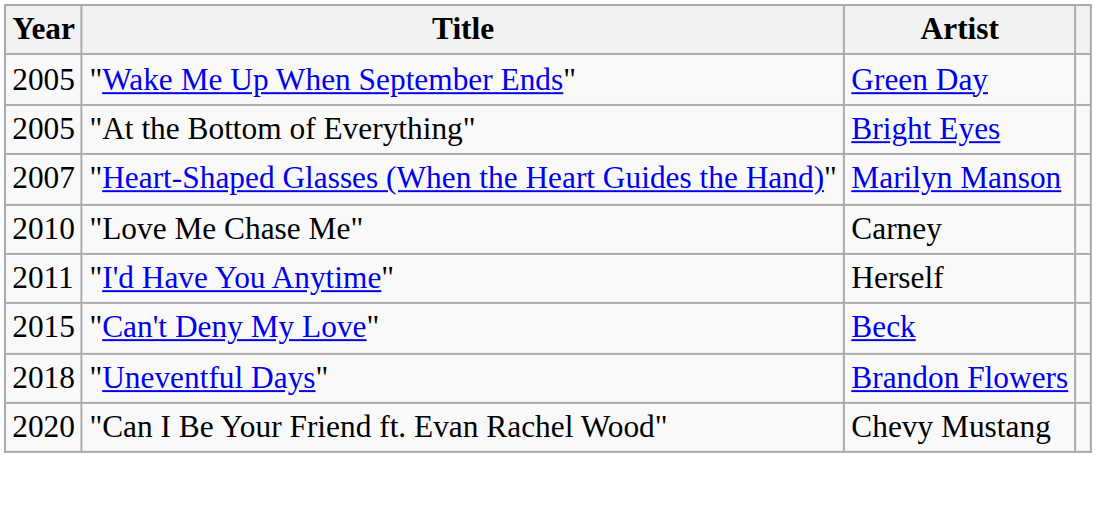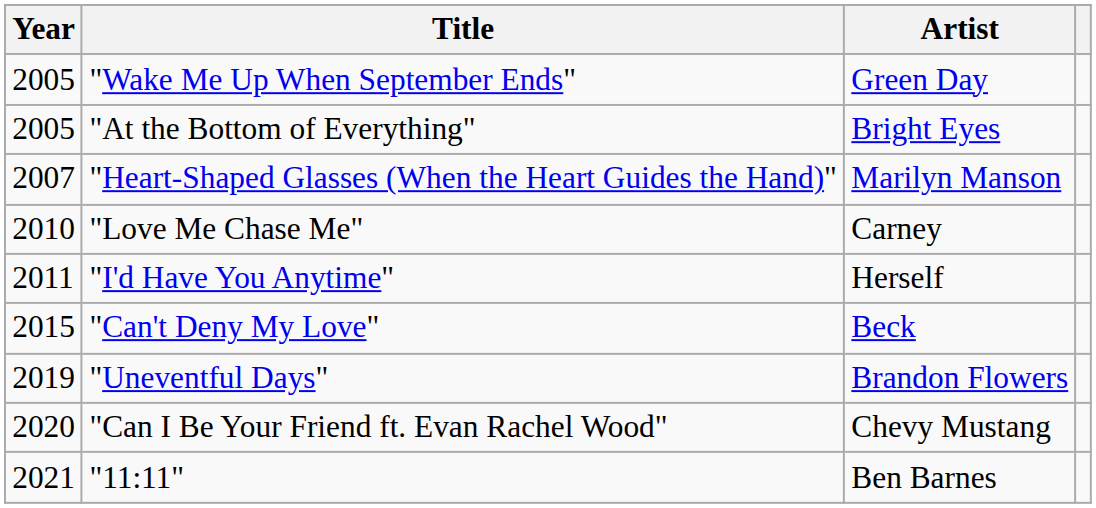(44, 377) 2018 -> (44, 377) 2019
+ row: (137, 476)
